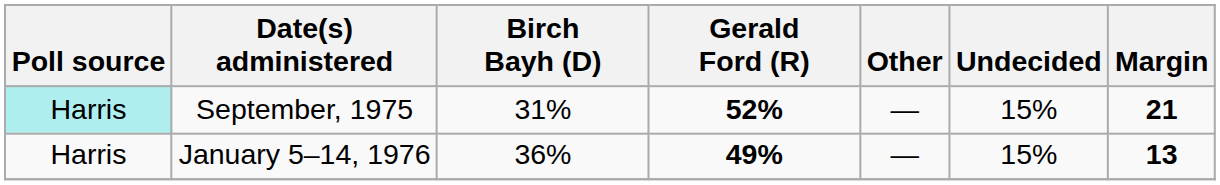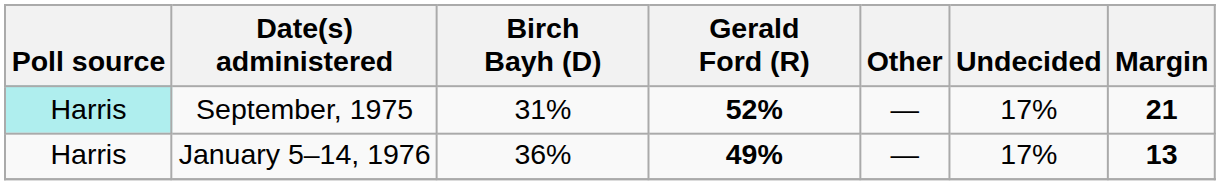(1029, 109) 15% -> (1029, 109) 17%
(1029, 156) 15% -> (1029, 156) 17%
